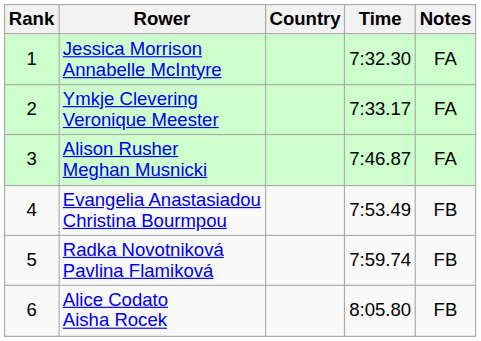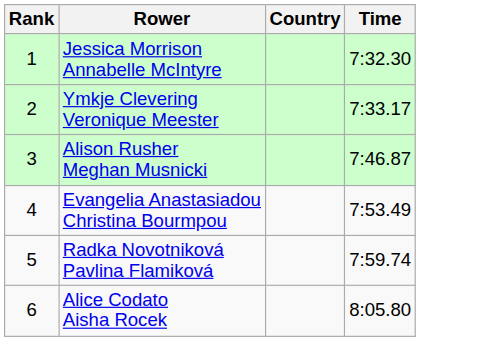- column: (445, 19)
